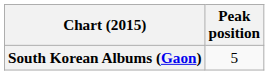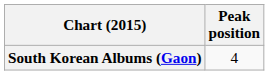(234, 57) 5 -> (234, 57) 4
